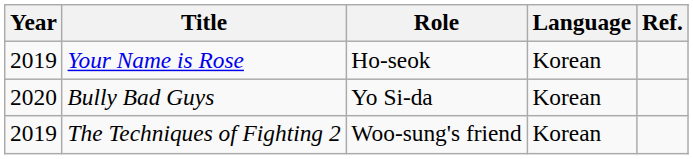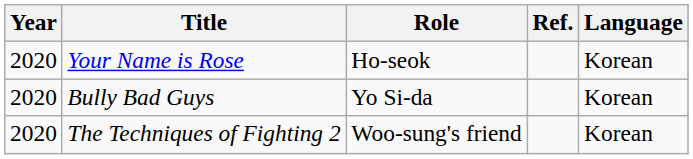columns swapped: (582, 23) <-> (662, 23)
(33, 60) 2019 -> (33, 60) 2020
(33, 134) 2019 -> (33, 134) 2020
